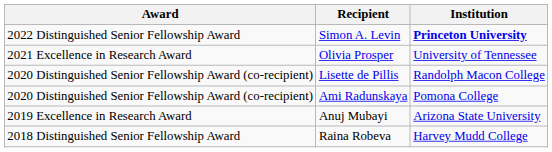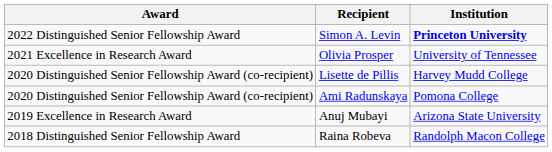(479, 75) Randolph Macon College -> (471, 75) Harvey Mudd College
(471, 136) Harvey Mudd College -> (479, 136) Randolph Macon College
